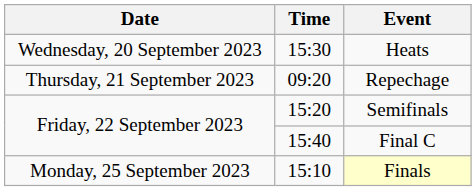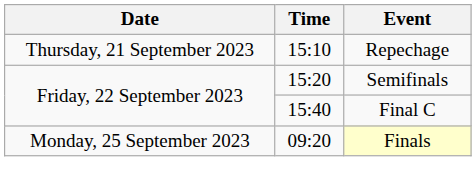- row: (407, 49)
(309, 79) 09:20 -> (309, 49) 15:10
(309, 170) 15:10 -> (309, 140) 09:20
